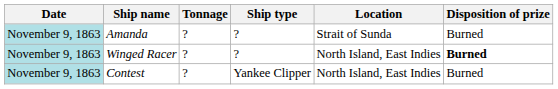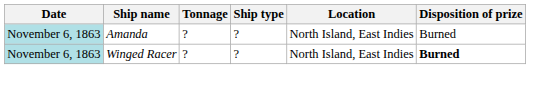(54, 34) November 9, 1863 -> (54, 34) November 6, 1863
(354, 34) Strait of Sunda -> (352, 34) North Island, East Indies
(54, 53) November 9, 1863 -> (54, 53) November 6, 1863
- row: (125, 73)
